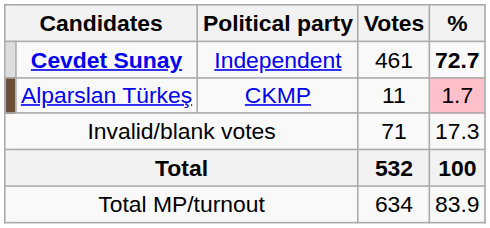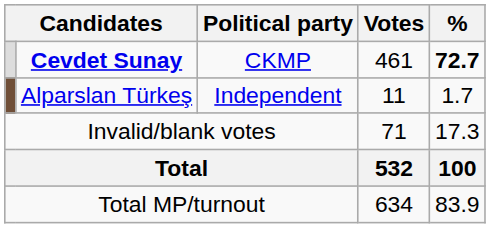(278, 59) Independent -> (278, 59) CKMP
(278, 96) CKMP -> (278, 96) Independent
(457, 96) pink background -> (457, 96) no background
